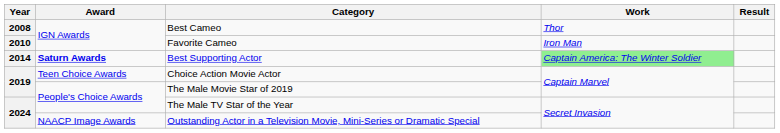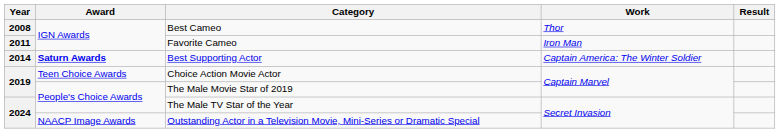(20, 43) 2010 -> (20, 43) 2011
(622, 58) lightgreen background -> (622, 58) no background
